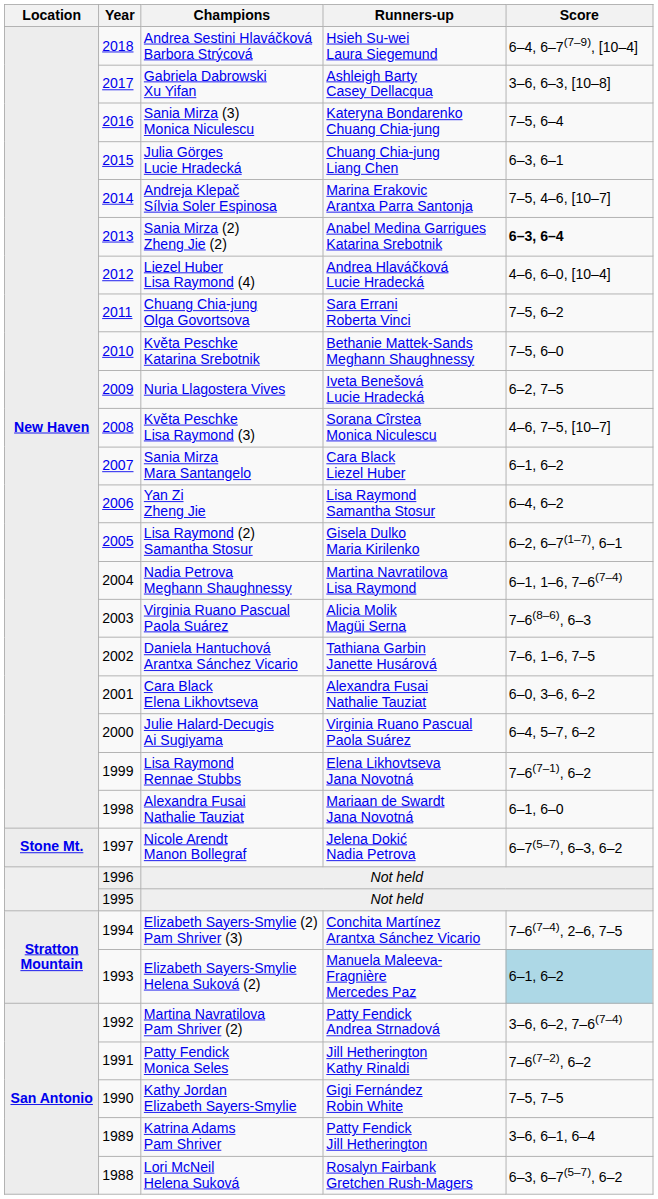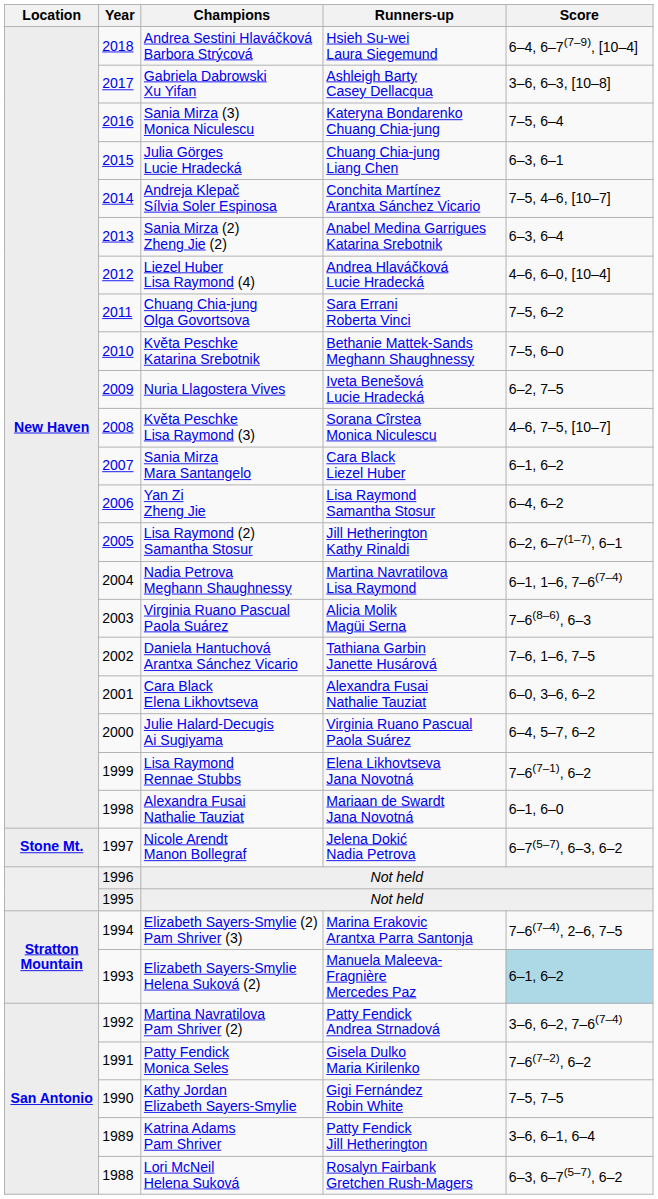(400, 198) Marina Erakovic Arantxa Parra Santonja -> (403, 198) Conchita Martínez Arantxa Sánchez Vicario
(536, 236) bold -> (536, 236) normal
(373, 542) Gisela Dulko Maria Kirilenko -> (377, 542) Jill Hetherington Kathy Rinaldi
(403, 930) Conchita Martínez Arantxa Sánchez Vicario -> (400, 930) Marina Erakovic Arantxa Parra Santonja
(377, 1060) Jill Hetherington Kathy Rinaldi -> (373, 1060) Gisela Dulko Maria Kirilenko
